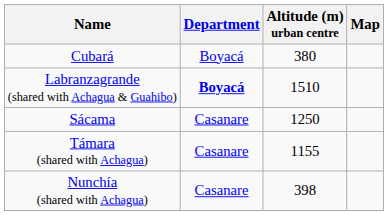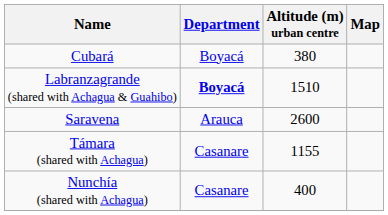+ row: (92, 119)
- row: (92, 119)
(305, 190) 398 -> (305, 190) 400
